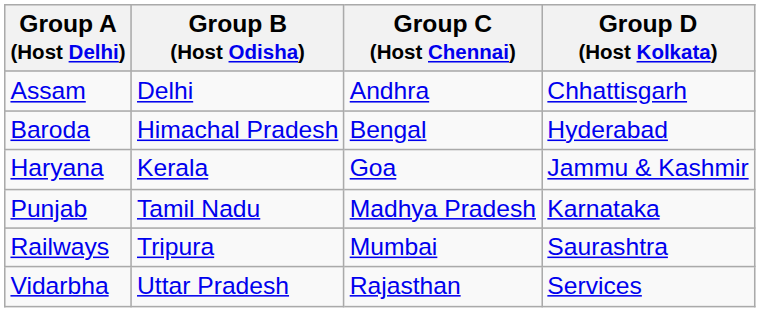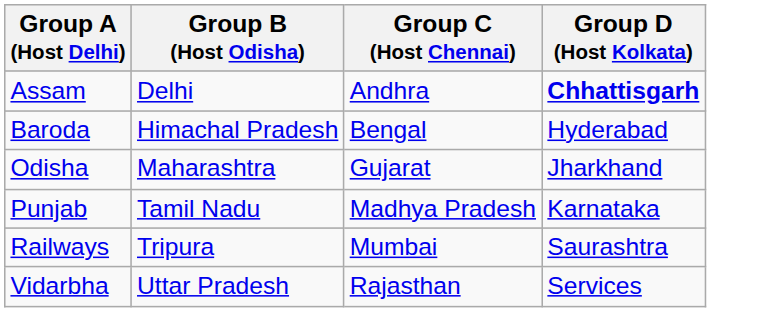(617, 90) normal -> (623, 90) bold
- row: (57, 168)
+ row: (49, 168)
